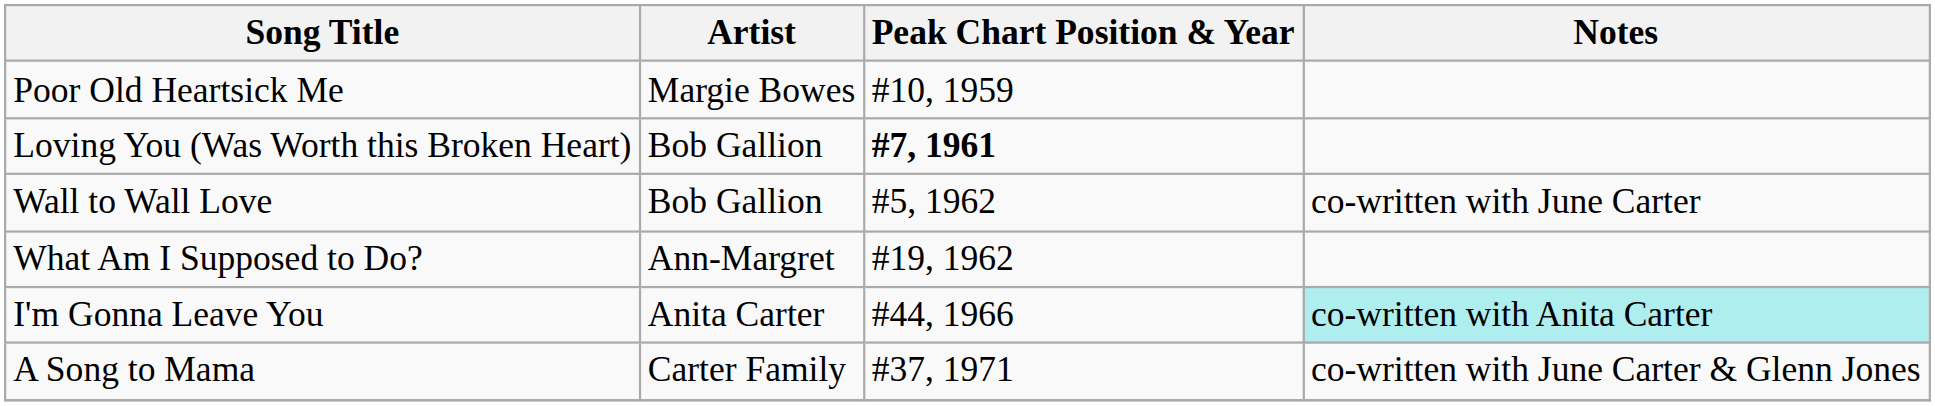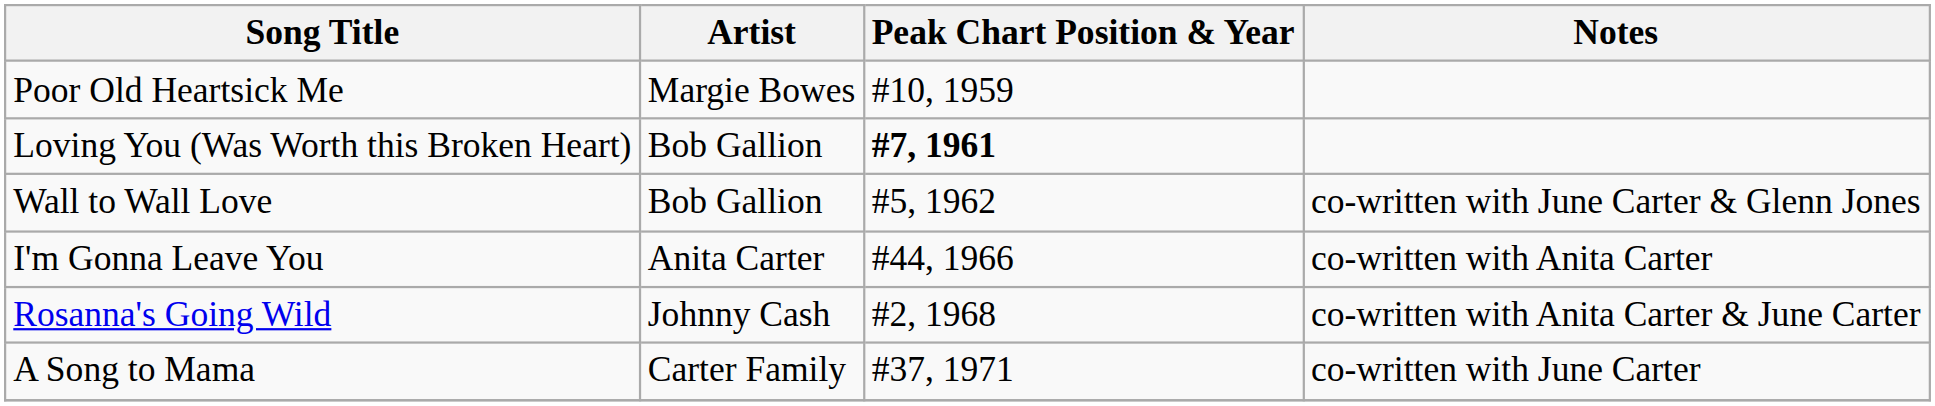(1506, 201) co-written with June Carter -> (1616, 201) co-written with June Carter & Glenn Jones
- row: (218, 257)
(1512, 314) paleturquoise background -> (1512, 257) no background
+ row: (172, 314)
(1616, 370) co-written with June Carter & Glenn Jones -> (1506, 370) co-written with June Carter
